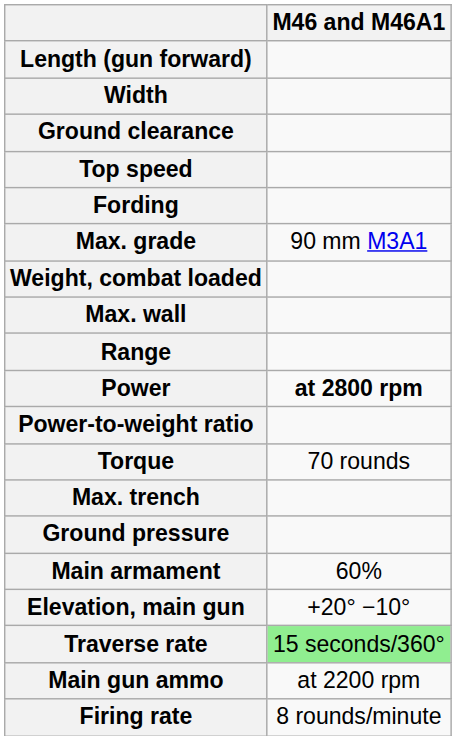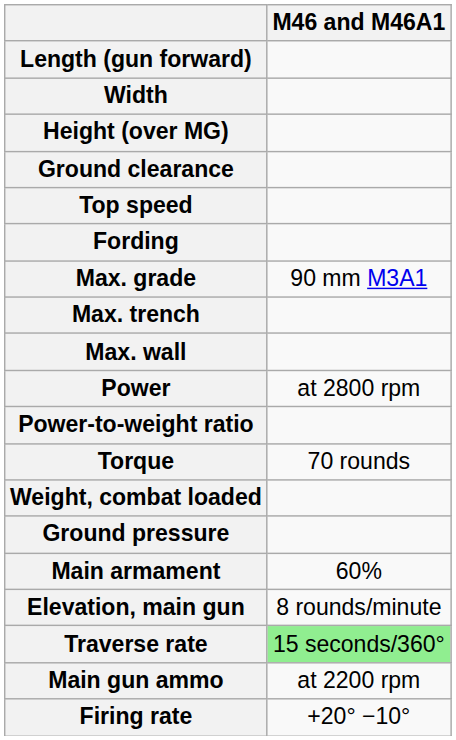+ row: (136, 132)
rows swapped: (136, 497) <-> (136, 278)
- row: (136, 351)
(359, 388) bold -> (359, 388) normal
(359, 607) +20° −10° -> (359, 607) 8 rounds/minute
(359, 717) 8 rounds/minute -> (359, 717) +20° −10°
